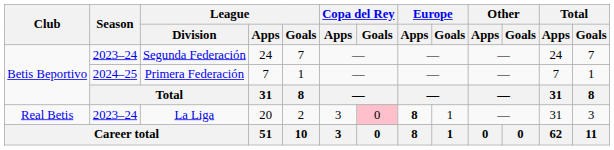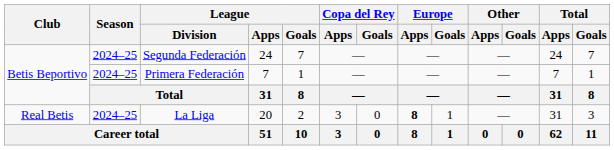(115, 54) 2023–24 -> (115, 54) 2024–25
(115, 114) 2023–24 -> (115, 114) 2024–25
(377, 114) pink background -> (377, 114) no background
